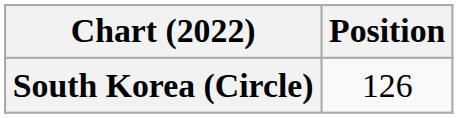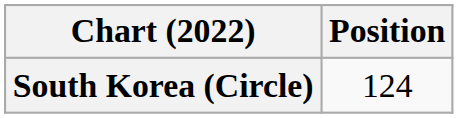(387, 84) 126 -> (387, 84) 124
